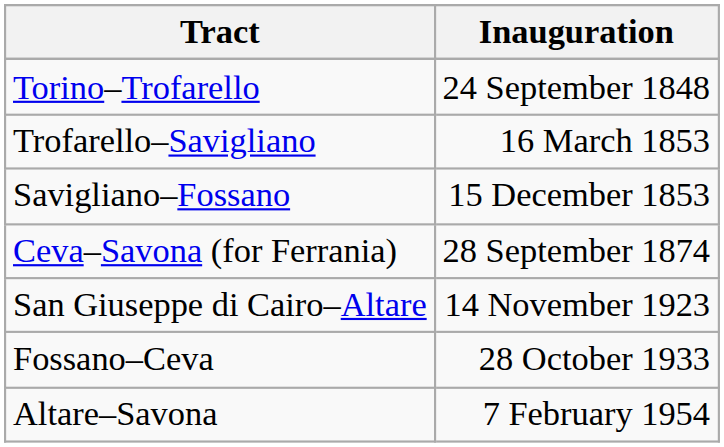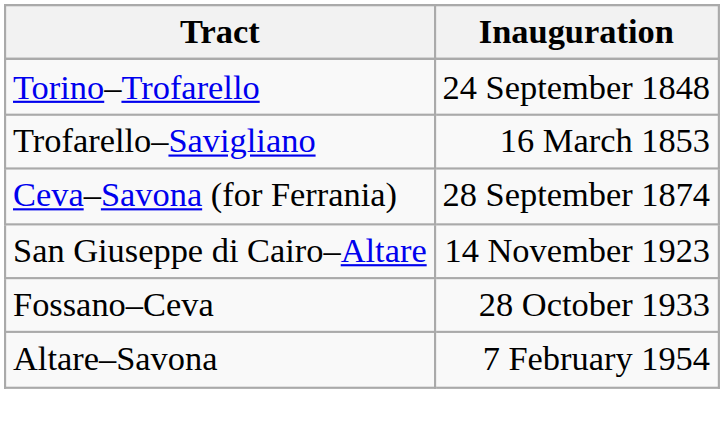- row: (152, 195)
